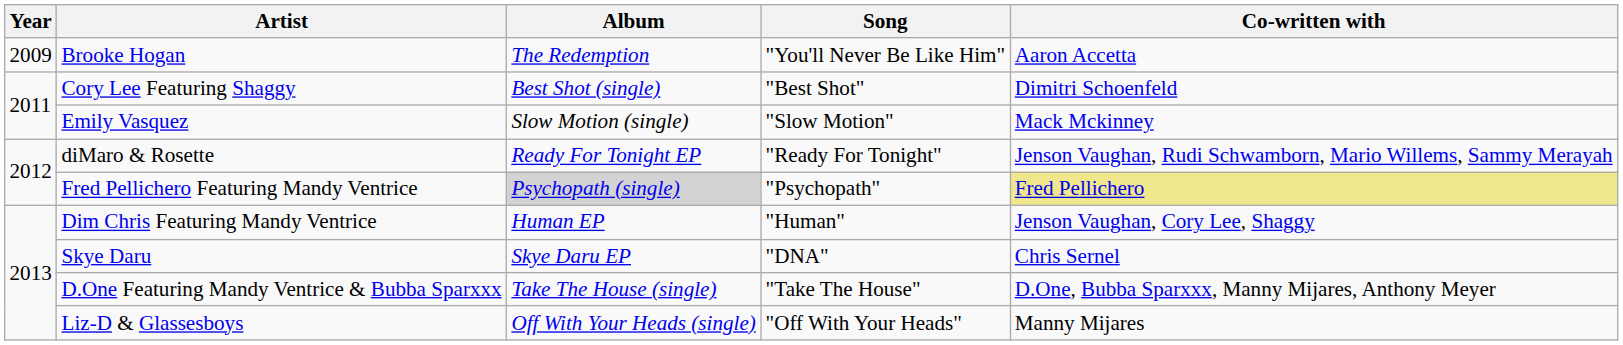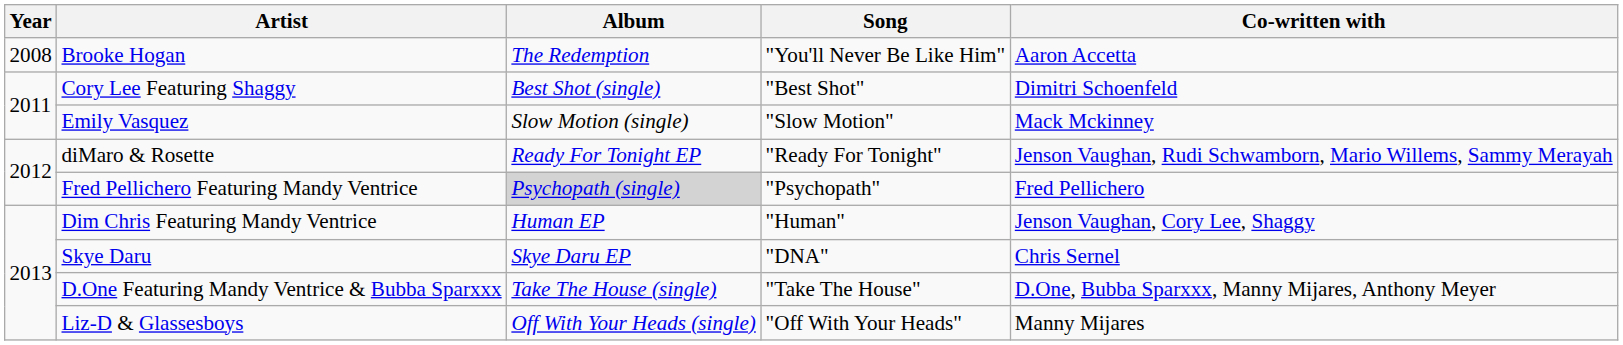(31, 54) 2009 -> (31, 54) 2008
(1080, 188) khaki background -> (1080, 188) no background
